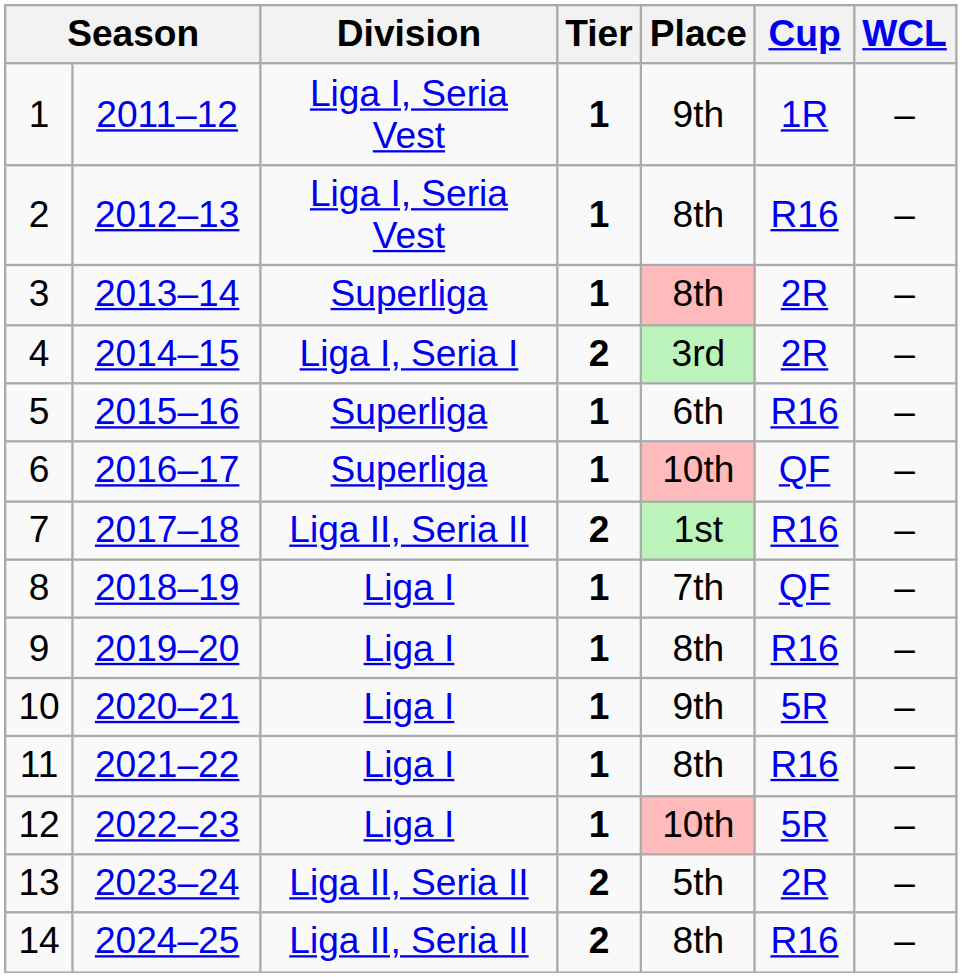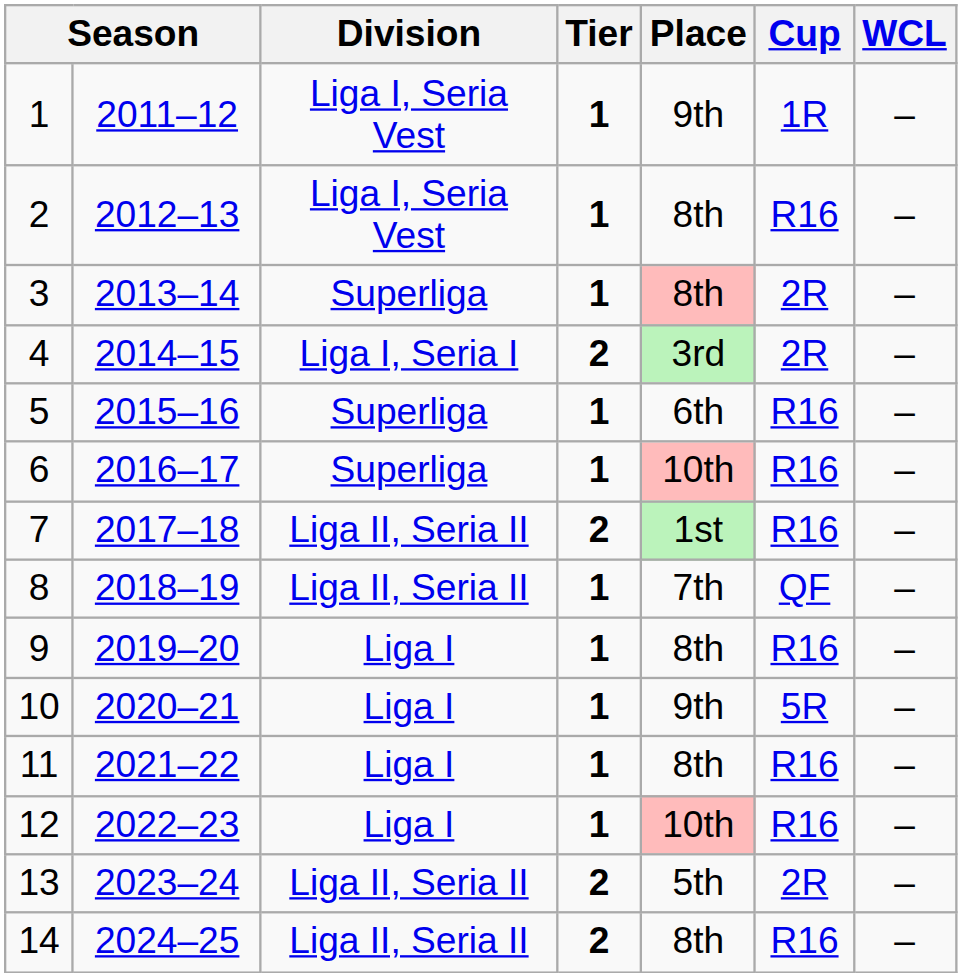(805, 470) QF -> (805, 470) R16
(409, 588) Liga I -> (409, 588) Liga II, Seria II
(805, 823) 5R -> (805, 823) R16
